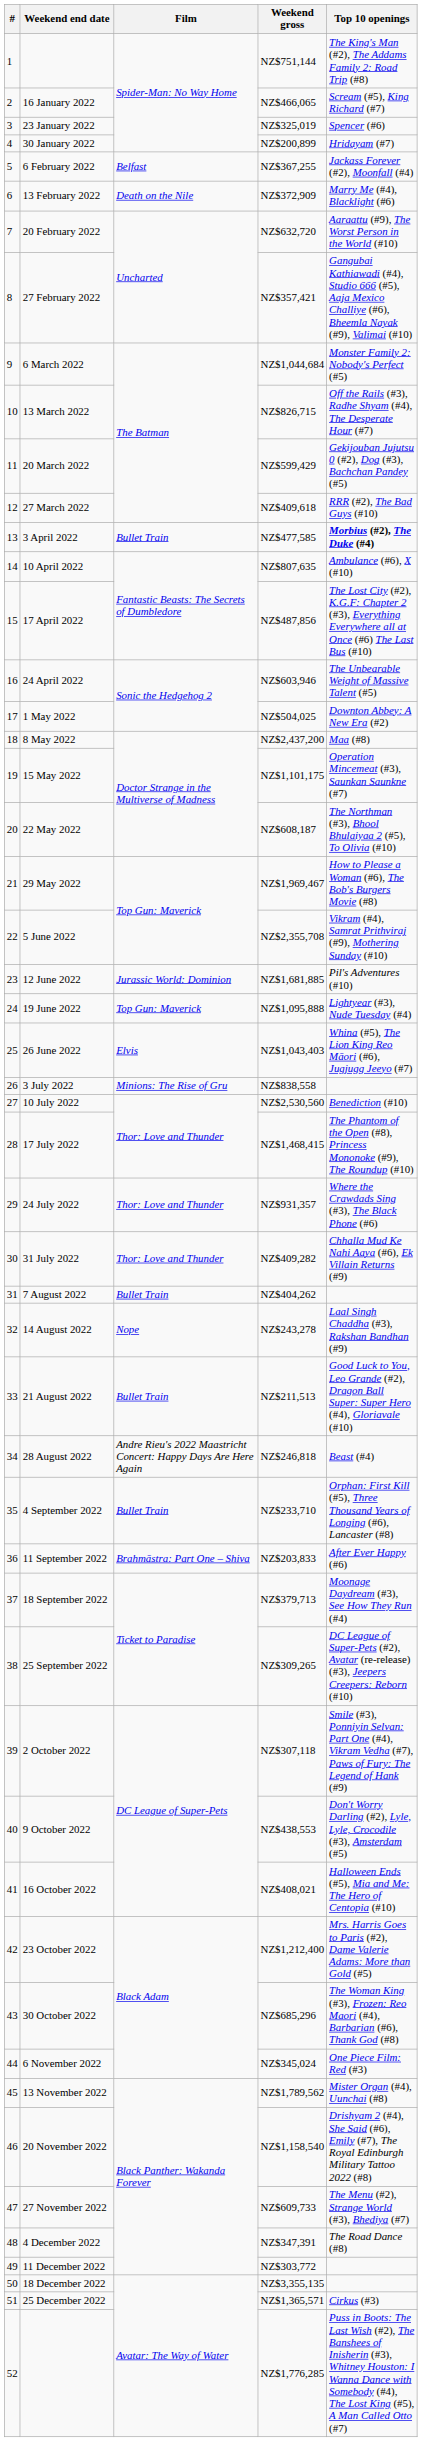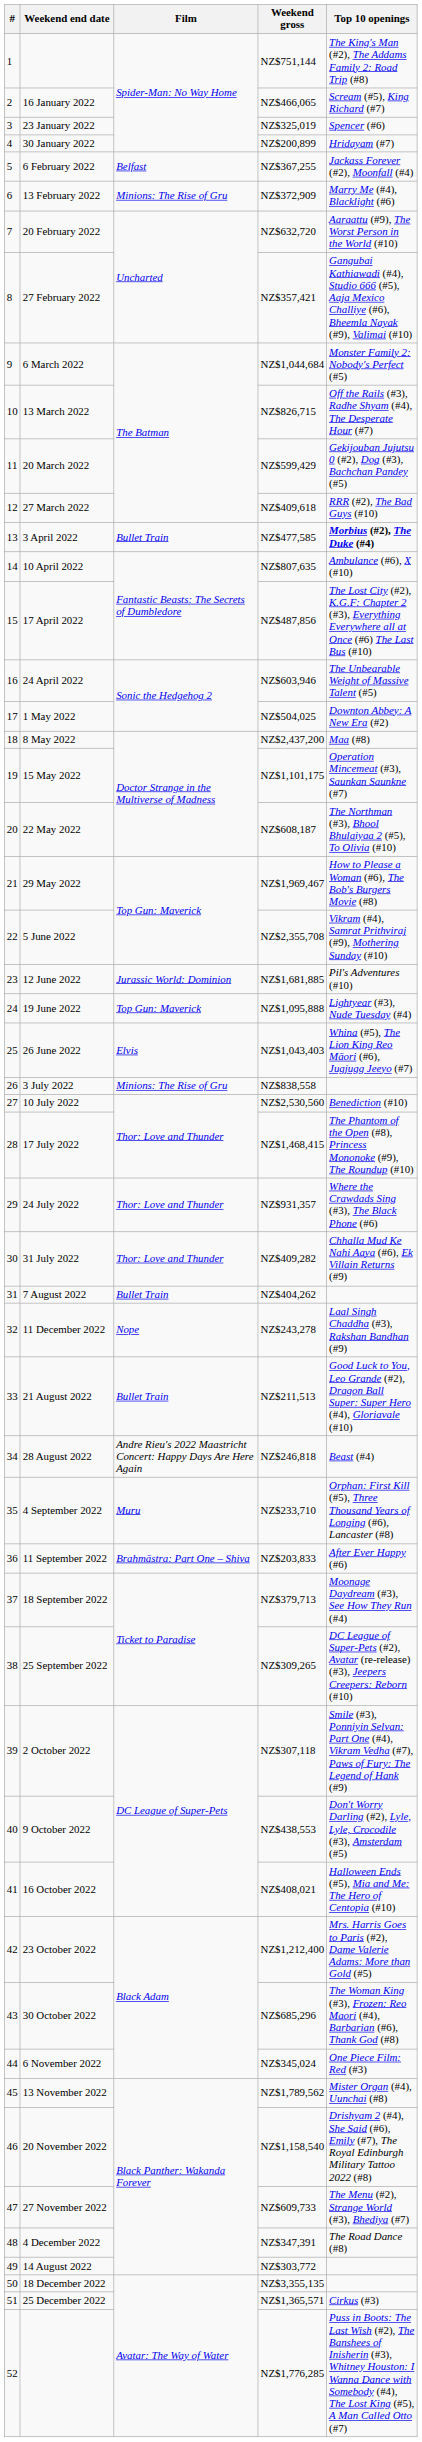(155, 196) Death on the Nile -> (172, 196) Minions: The Rise of Gru
(57, 1330) 14 August 2022 -> (64, 1330) 11 December 2022
(142, 1510) Bullet Train -> (128, 1510) Muru
(64, 2266) 11 December 2022 -> (57, 2266) 14 August 2022
